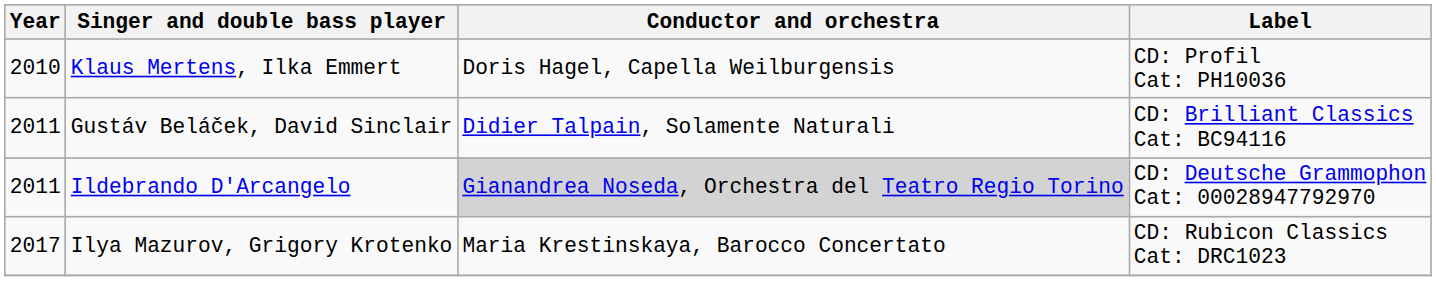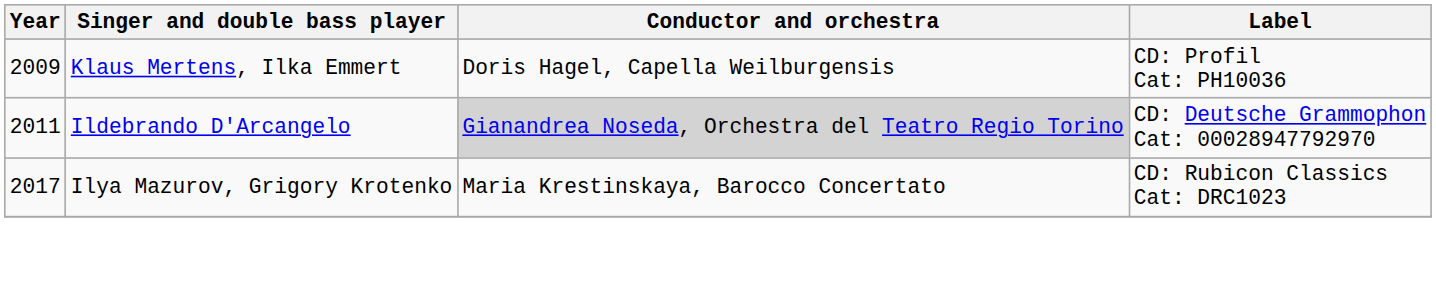(35, 69) 2010 -> (35, 69) 2009
- row: (262, 128)
